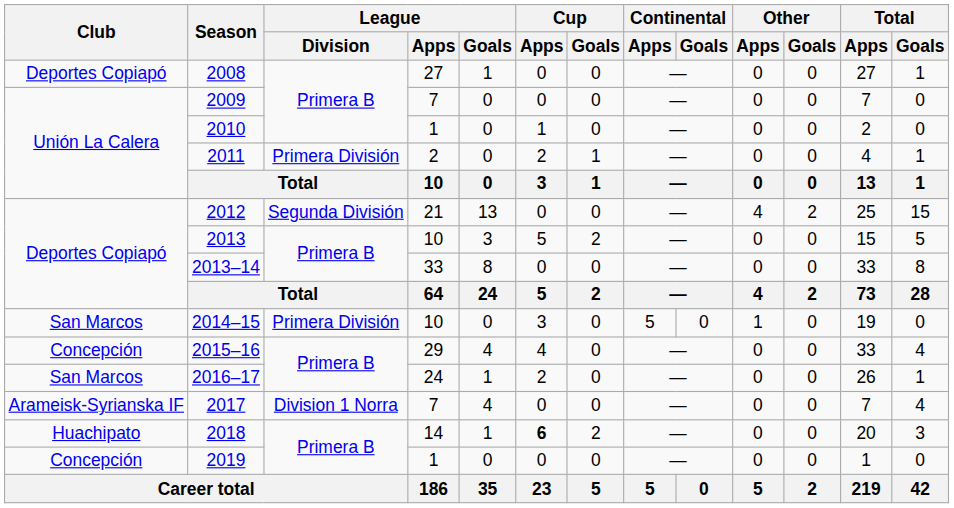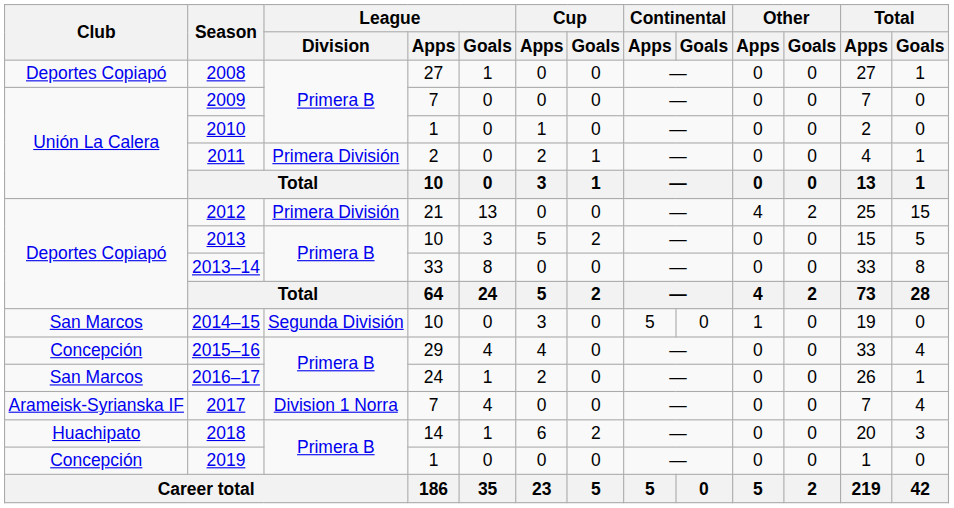(336, 211) Segunda División -> (336, 211) Primera División
(336, 322) Primera División -> (336, 322) Segunda División
(542, 433) bold -> (542, 433) normal
